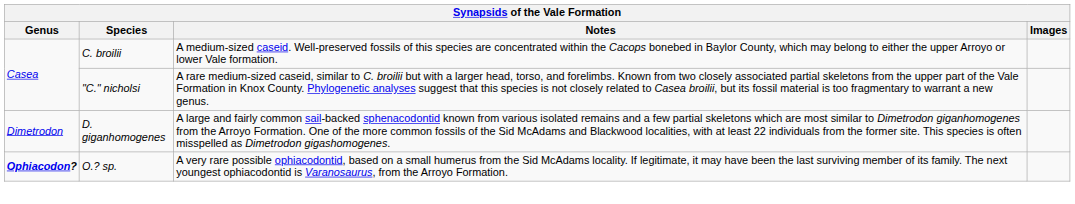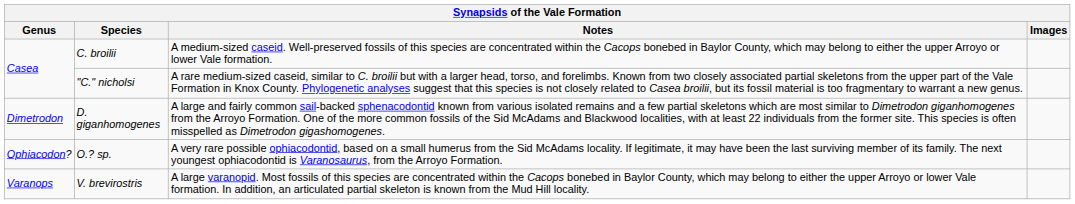(42, 166) bold -> (39, 154) normal
+ row: (109, 183)
